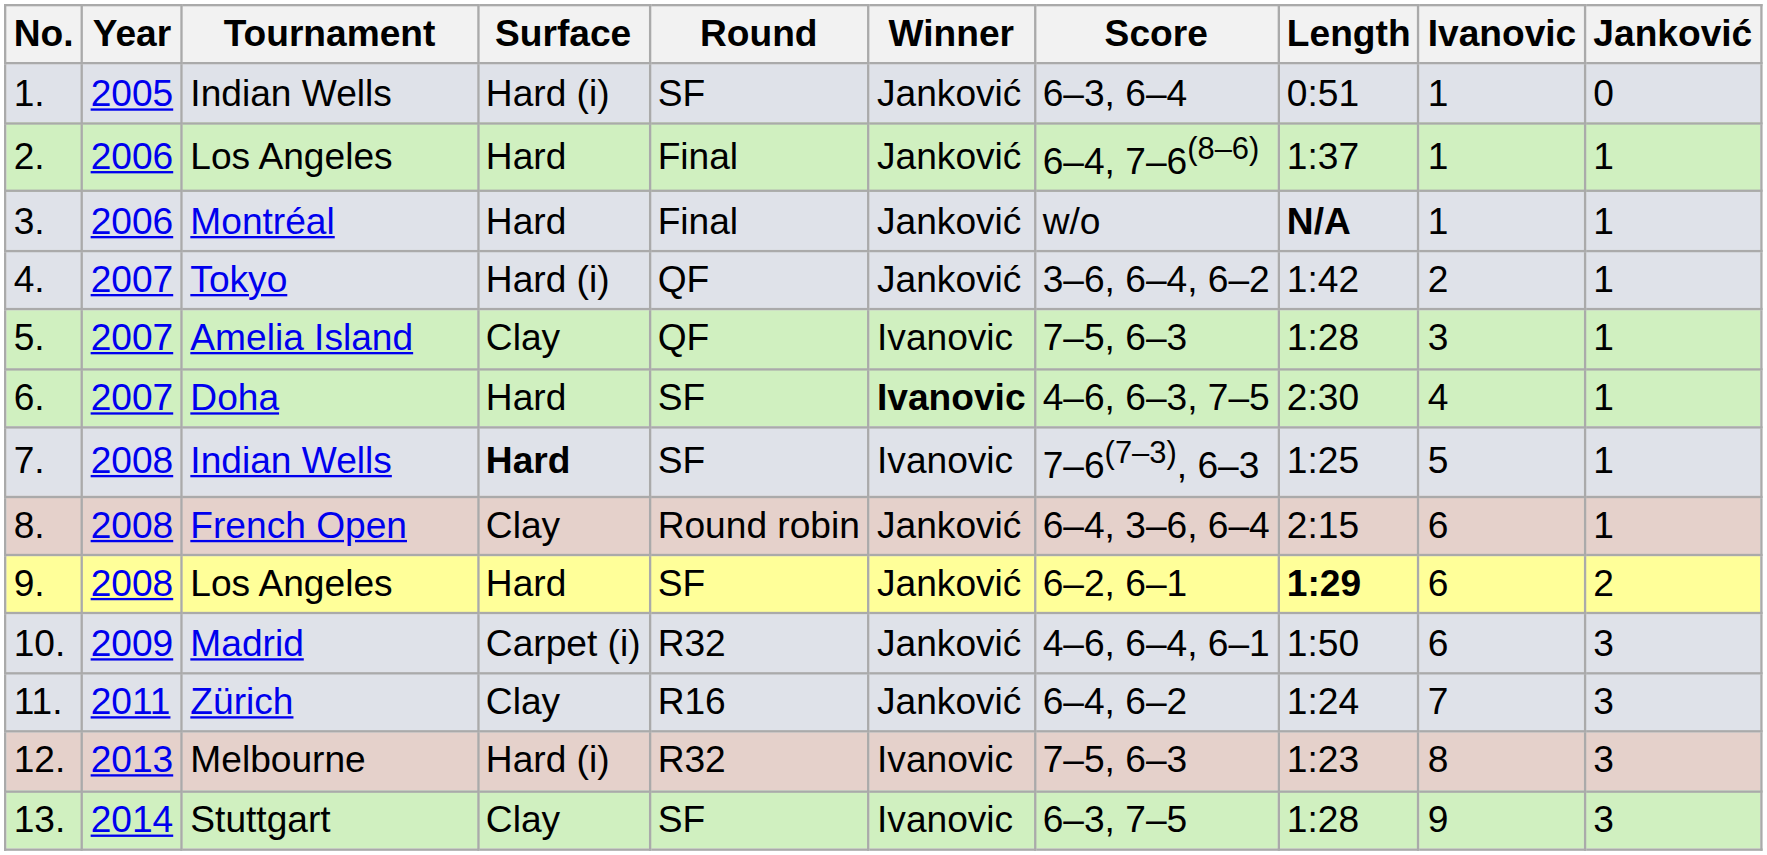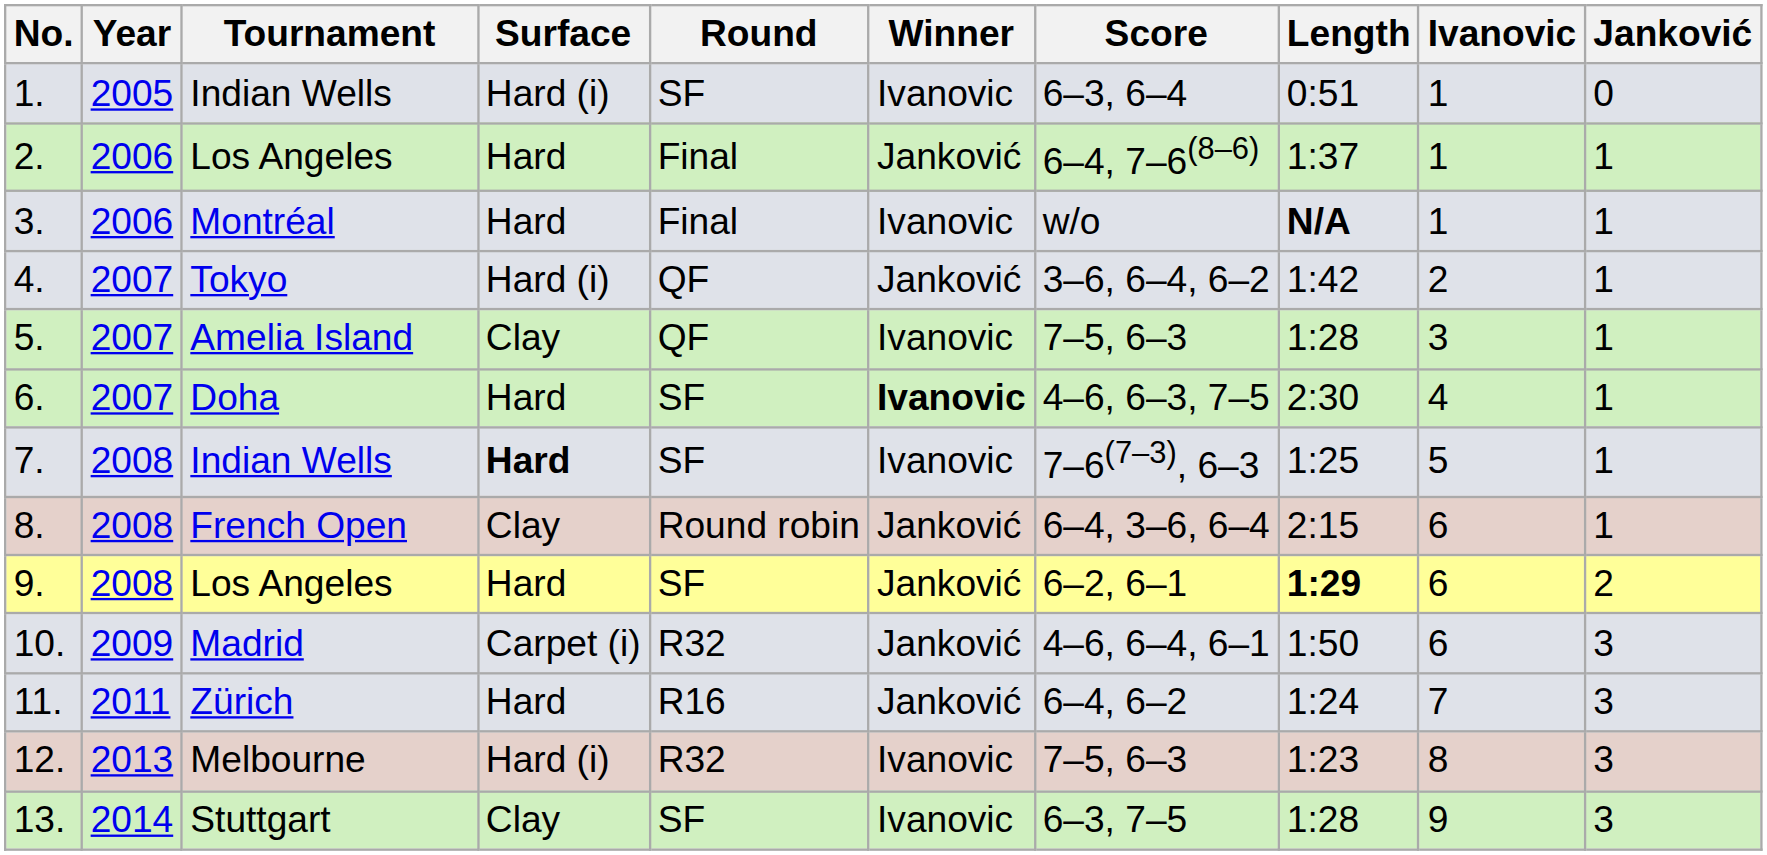(949, 92) Janković -> (945, 92) Ivanovic
(949, 220) Janković -> (945, 220) Ivanovic
(523, 701) Clay -> (526, 701) Hard
